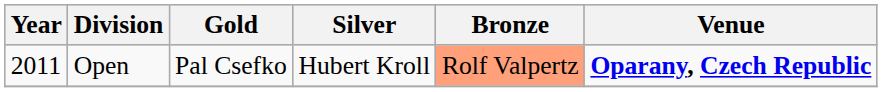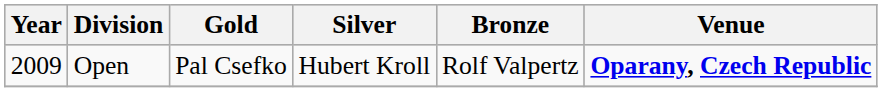(36, 65) 2011 -> (36, 65) 2009
(510, 65) lightsalmon background -> (510, 65) no background
